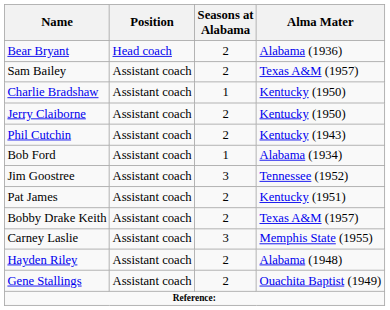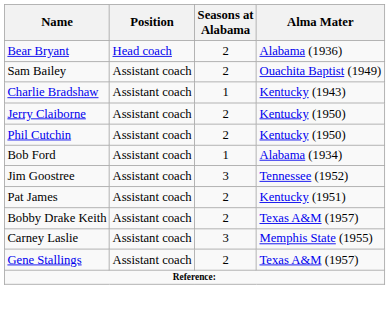(309, 72) Texas A&M (1957) -> (320, 72) Ouachita Baptist (1949)
(303, 93) Kentucky (1950) -> (303, 93) Kentucky (1943)
(303, 134) Kentucky (1943) -> (303, 134) Kentucky (1950)
- row: (42, 260)
(320, 281) Ouachita Baptist (1949) -> (309, 260) Texas A&M (1957)
